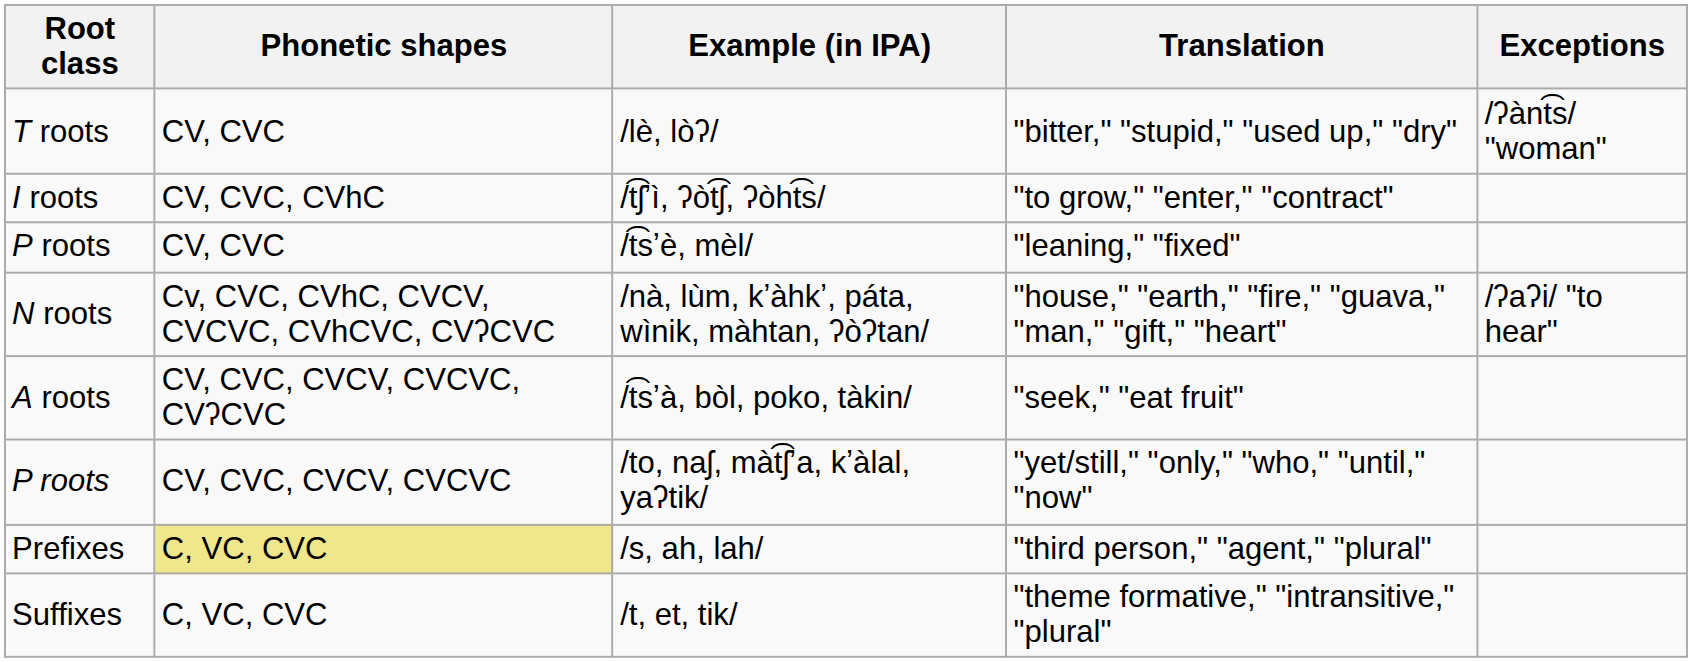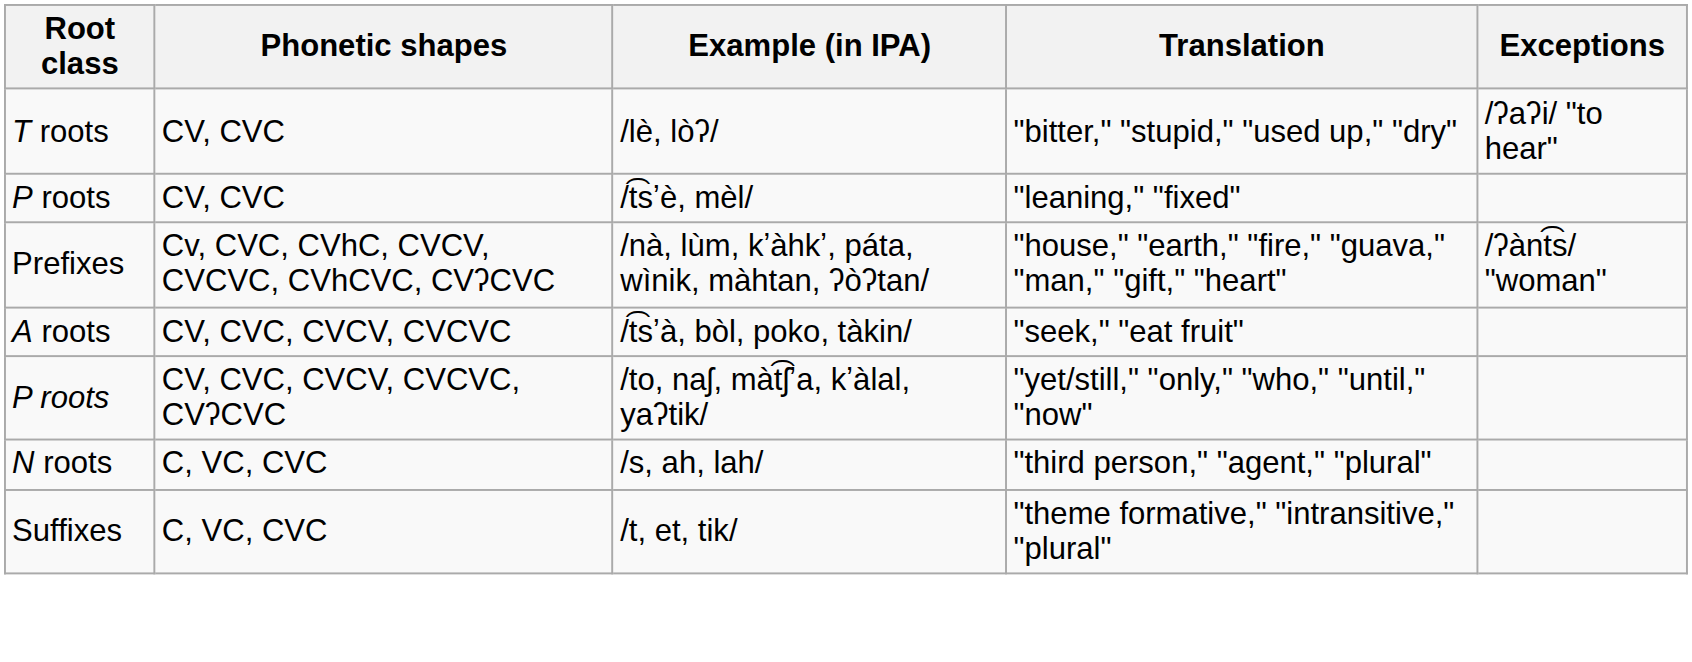(1546, 130) /ʔànt͡s/ "woman" -> (1544, 130) /ʔaʔi/ "to hear"
- row: (723, 197)
(62, 313) N roots -> (68, 264) Prefixes
(1544, 313) /ʔaʔi/ "to hear" -> (1546, 264) /ʔànt͡s/ "woman"
(341, 397) CV, CVC, CVCV, CVCVC, CVʔCVC -> (337, 330) CV, CVC, CVCV, CVCVC
(337, 481) CV, CVC, CVCV, CVCVC -> (341, 397) CV, CVC, CVCV, CVCVC, CVʔCVC
(68, 548) Prefixes -> (62, 464) N roots
(245, 548) khaki background -> (245, 464) no background
